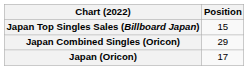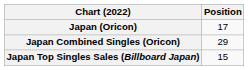rows swapped: (103, 57) <-> (103, 27)
